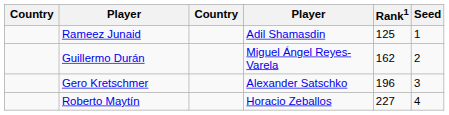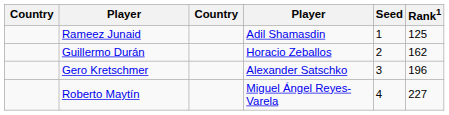columns swapped: (392, 15) <-> (428, 15)
(299, 59) Miguel Ángel Reyes-Varela -> (289, 52) Horacio Zeballos
(289, 101) Horacio Zeballos -> (299, 95) Miguel Ángel Reyes-Varela
